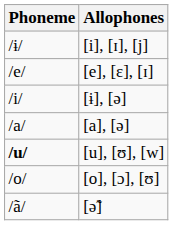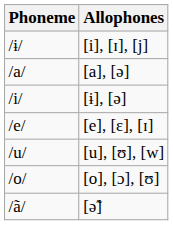rows swapped: (118, 71) <-> (106, 125)
(18, 152) bold -> (17, 152) normal
